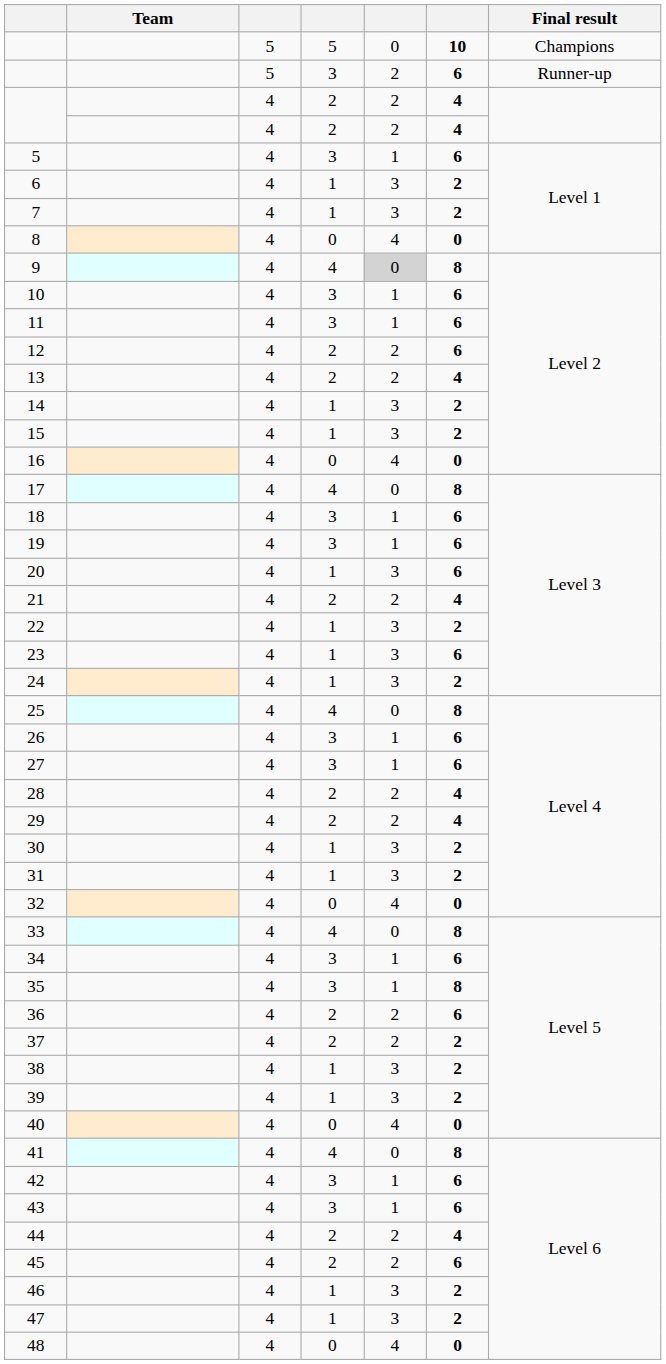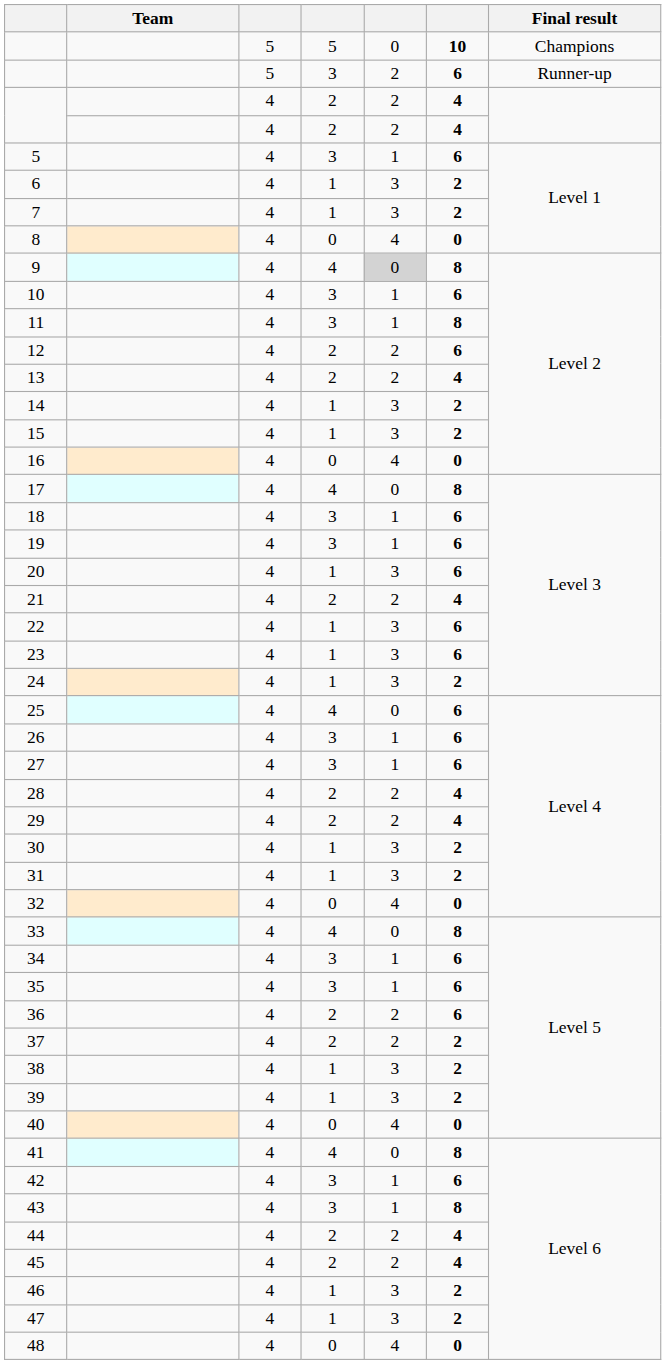(458, 322) 6 -> (458, 322) 8
(458, 626) 2 -> (458, 626) 6
(458, 709) 8 -> (458, 709) 6
(458, 986) 8 -> (458, 986) 6
(458, 1207) 6 -> (458, 1207) 8
(458, 1262) 6 -> (458, 1262) 4
